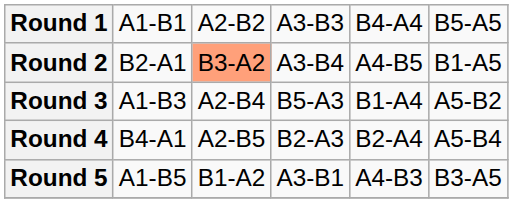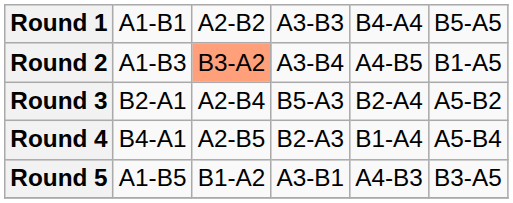(153, 62) B2-A1 -> (153, 62) A1-B3
(153, 100) A1-B3 -> (153, 100) B2-A1
(389, 100) B1-A4 -> (389, 100) B2-A4
(389, 139) B2-A4 -> (389, 139) B1-A4
